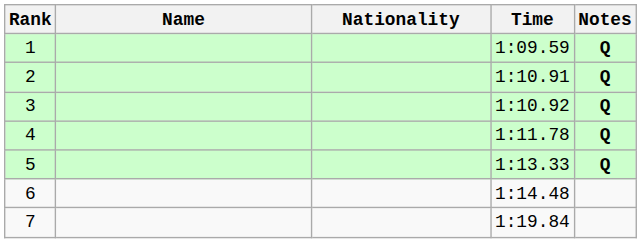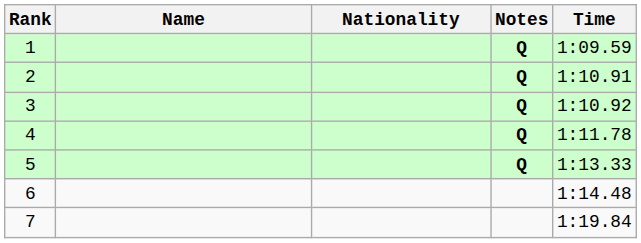columns swapped: (532, 19) <-> (605, 19)
